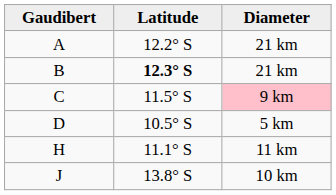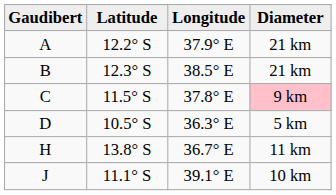+ column: (209, 17)
(168, 70) bold -> (127, 70) normal
(168, 149) 11.1° S -> (127, 149) 13.8° S
(168, 176) 13.8° S -> (127, 176) 11.1° S
